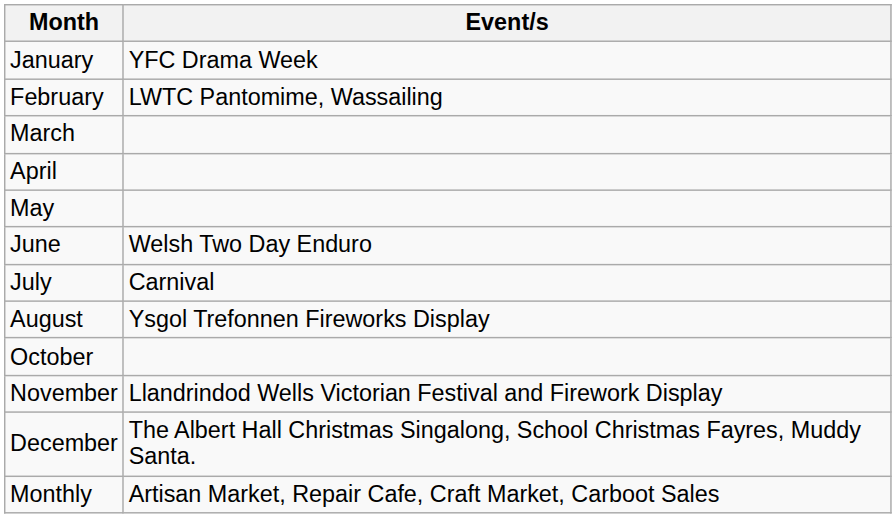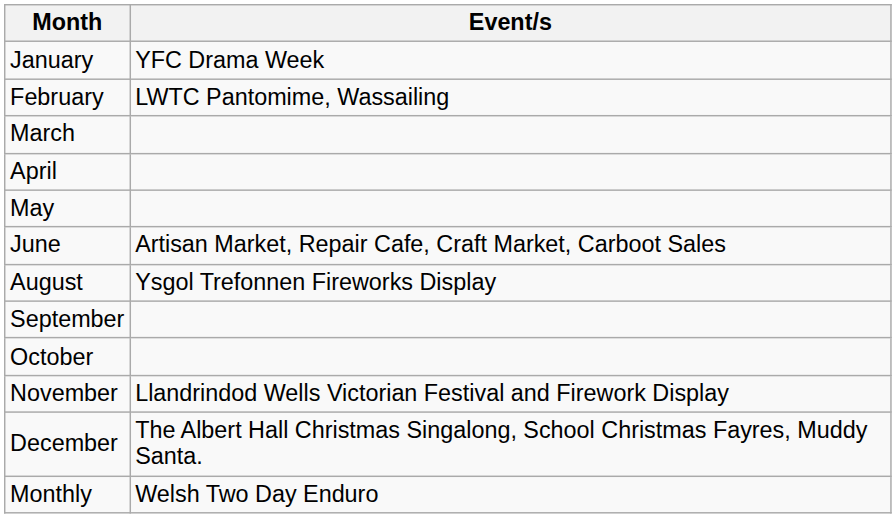(250, 245) Welsh Two Day Enduro -> (431, 245) Artisan Market, Repair Cafe, Craft Market, Carboot Sales
- row: (31, 282)
+ row: (67, 319)
(424, 493) Artisan Market, Repair Cafe, Craft Market, Carboot Sales -> (257, 493) Welsh Two Day Enduro
